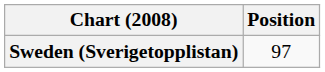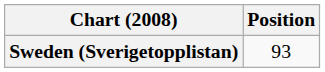(281, 51) 97 -> (281, 51) 93
